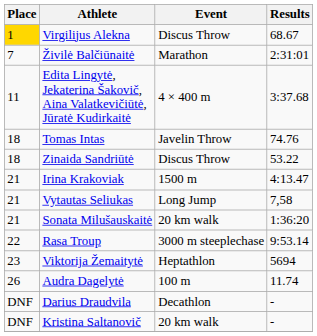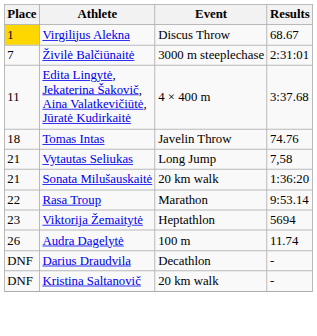(183, 55) Marathon -> (211, 55) 3000 m steeplechase
- row: (88, 159)
- row: (83, 179)
(211, 240) 3000 m steeplechase -> (183, 199) Marathon
